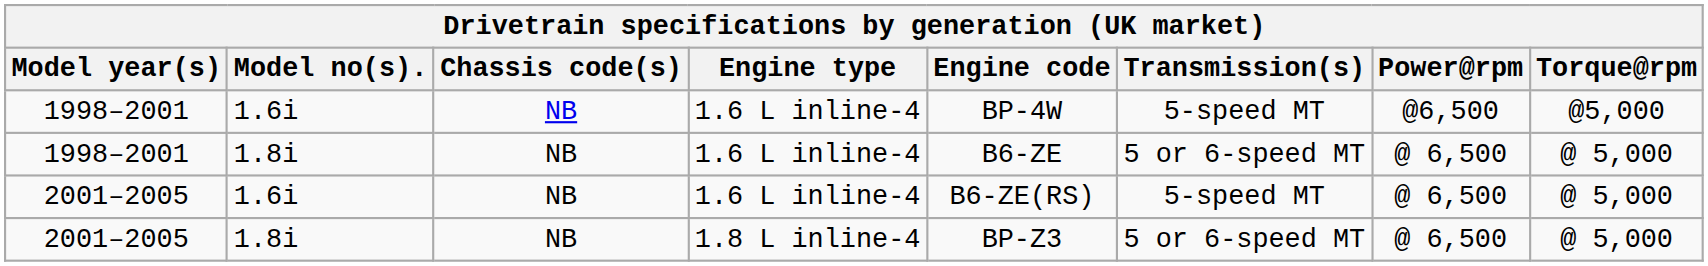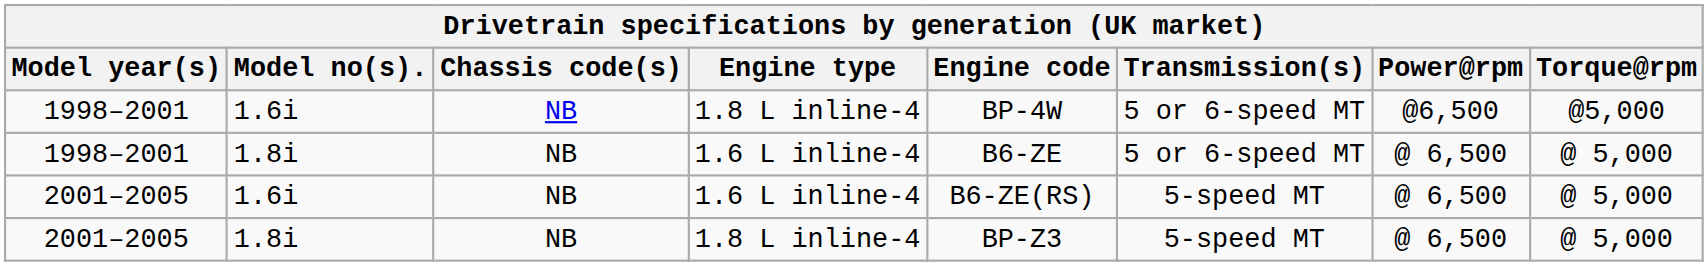(808, 111) 1.6 L inline-4 -> (808, 111) 1.8 L inline-4
(1244, 111) 5-speed MT -> (1244, 111) 5 or 6-speed MT
(1244, 239) 5 or 6-speed MT -> (1244, 239) 5-speed MT
